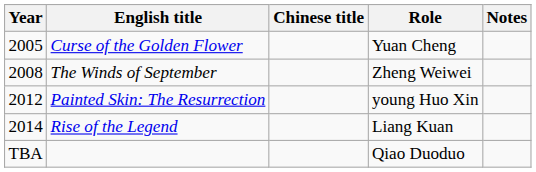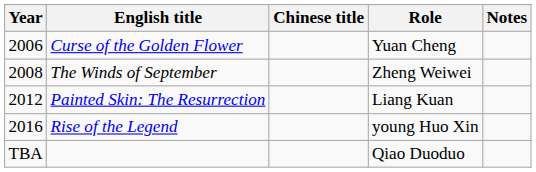(26, 45) 2005 -> (26, 45) 2006
(425, 99) young Huo Xin -> (413, 99) Liang Kuan
(26, 126) 2014 -> (26, 126) 2016
(413, 126) Liang Kuan -> (425, 126) young Huo Xin
